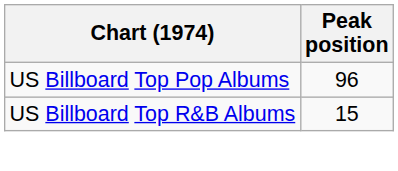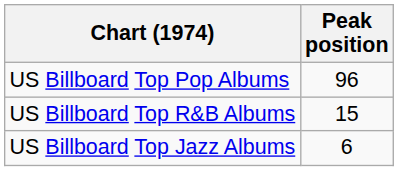+ row: (152, 147)
